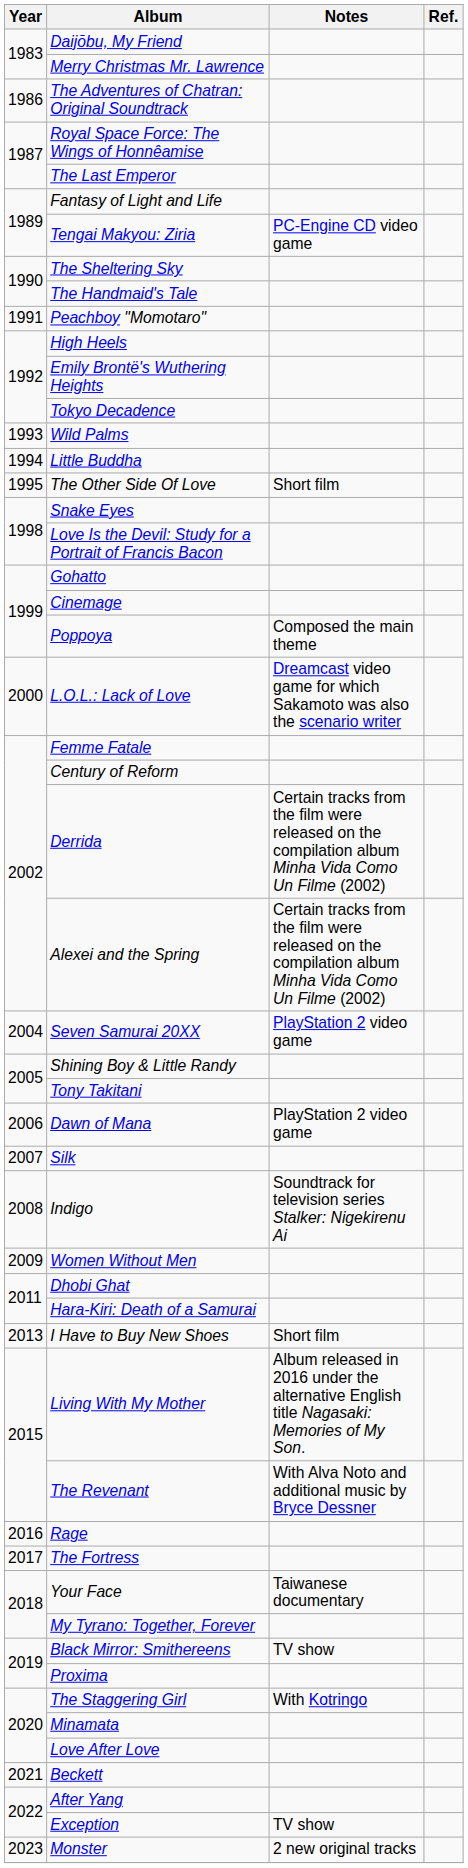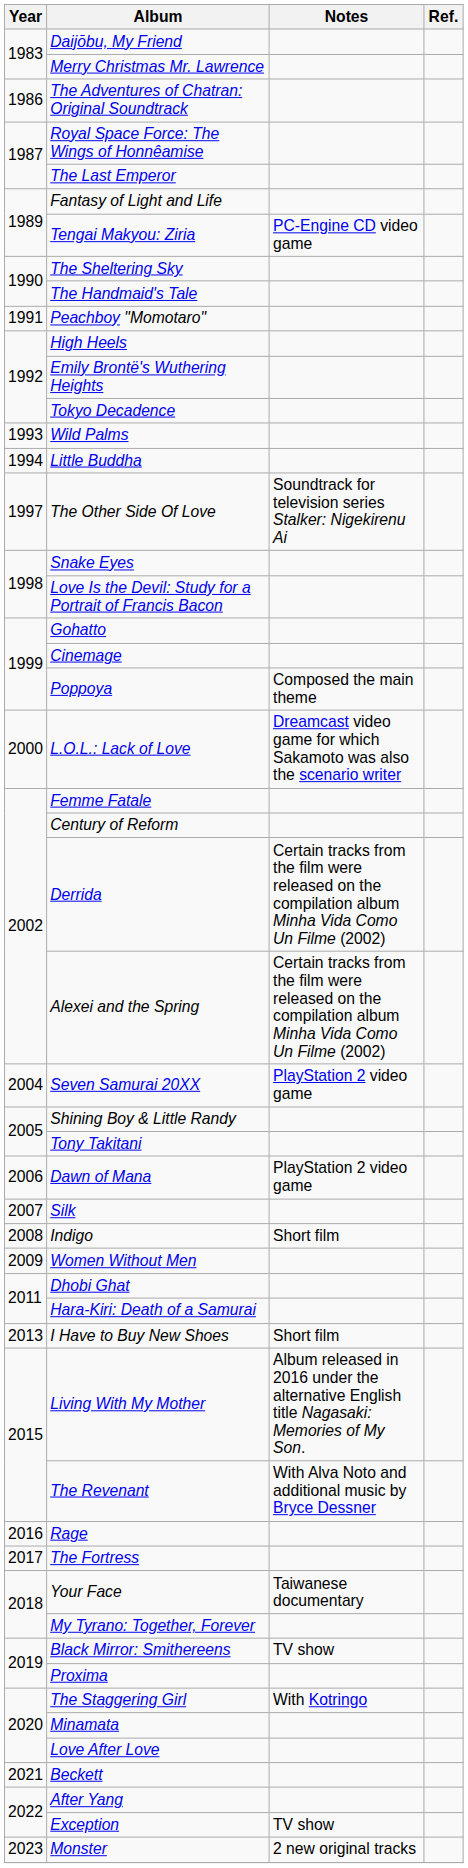(26, 485) 1995 -> (26, 511) 1997
(306, 485) Short film -> (339, 511) Soundtrack for television series Stalker: Nigekirenu Ai
(339, 1209) Soundtrack for television series Stalker: Nigekirenu Ai -> (306, 1236) Short film
